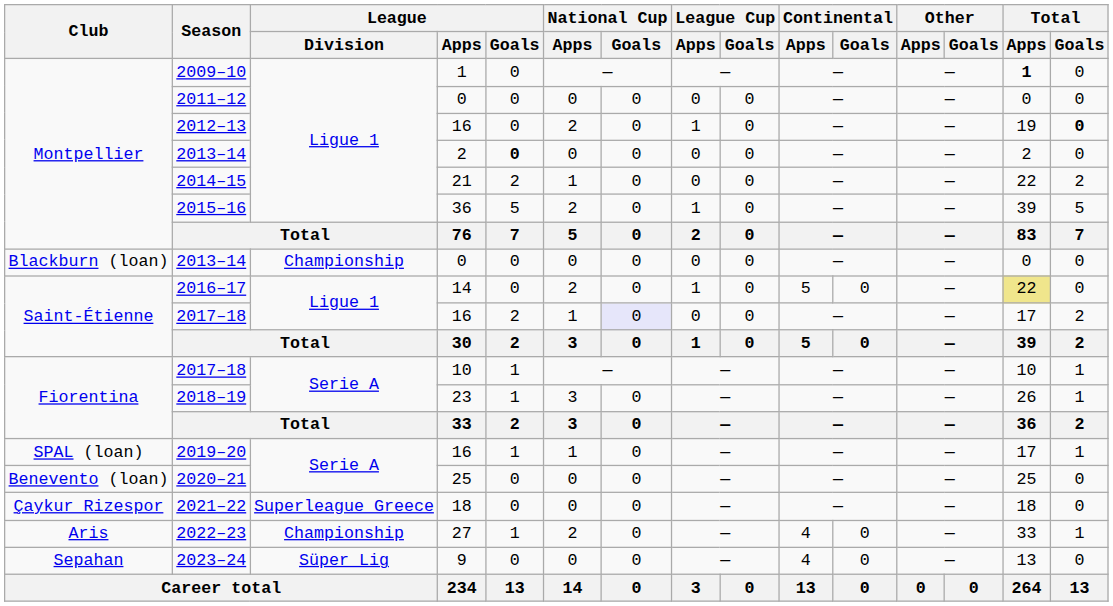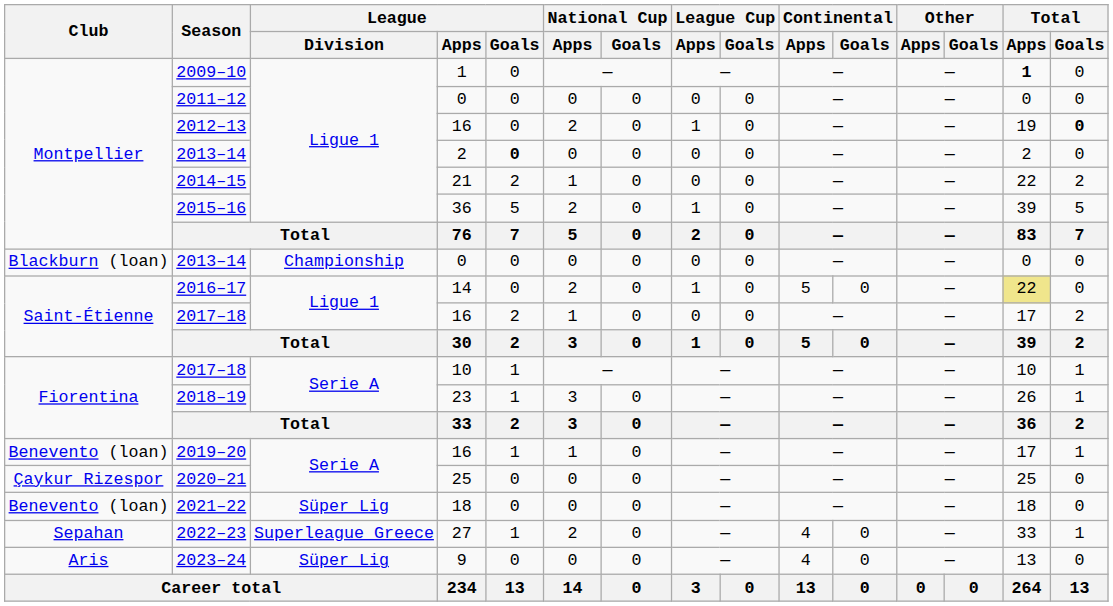(636, 317) lavender background -> (636, 317) no background
(88, 452) SPAL (loan) -> (88, 452) Benevento (loan)
(88, 479) Benevento (loan) -> (88, 479) Çaykur Rizespor
(88, 506) Çaykur Rizespor -> (88, 506) Benevento (loan)
(344, 506) Superleague Greece -> (344, 506) Süper Lig
(88, 533) Aris -> (88, 533) Sepahan
(344, 533) Championship -> (344, 533) Superleague Greece
(88, 561) Sepahan -> (88, 561) Aris
